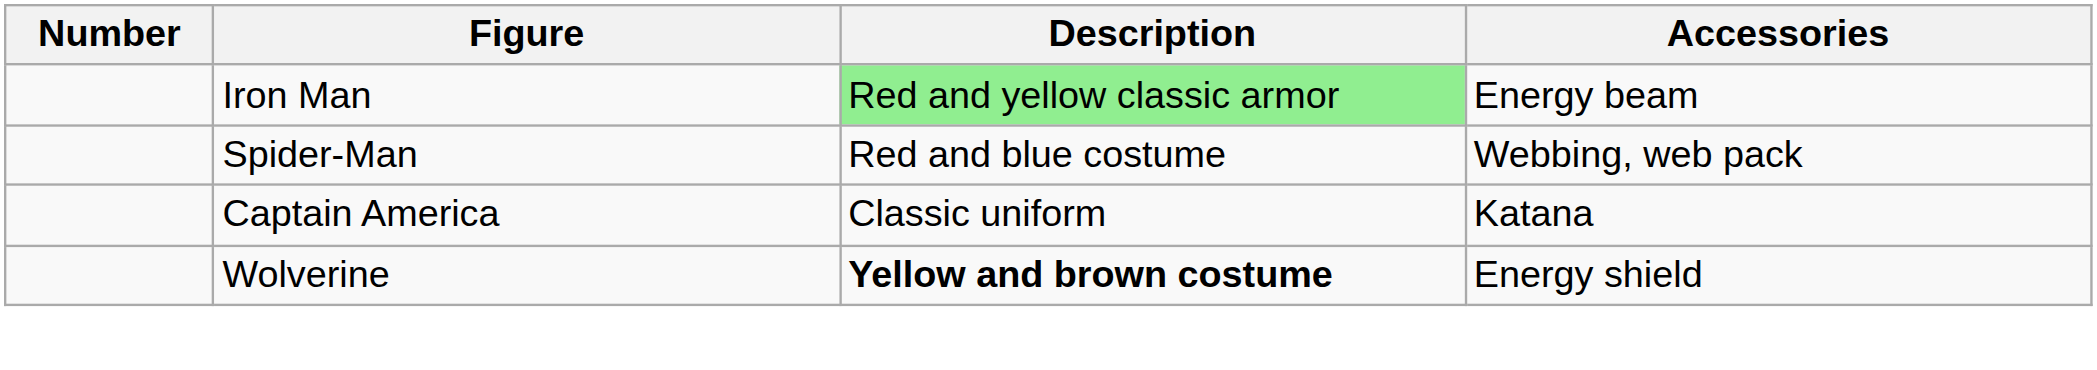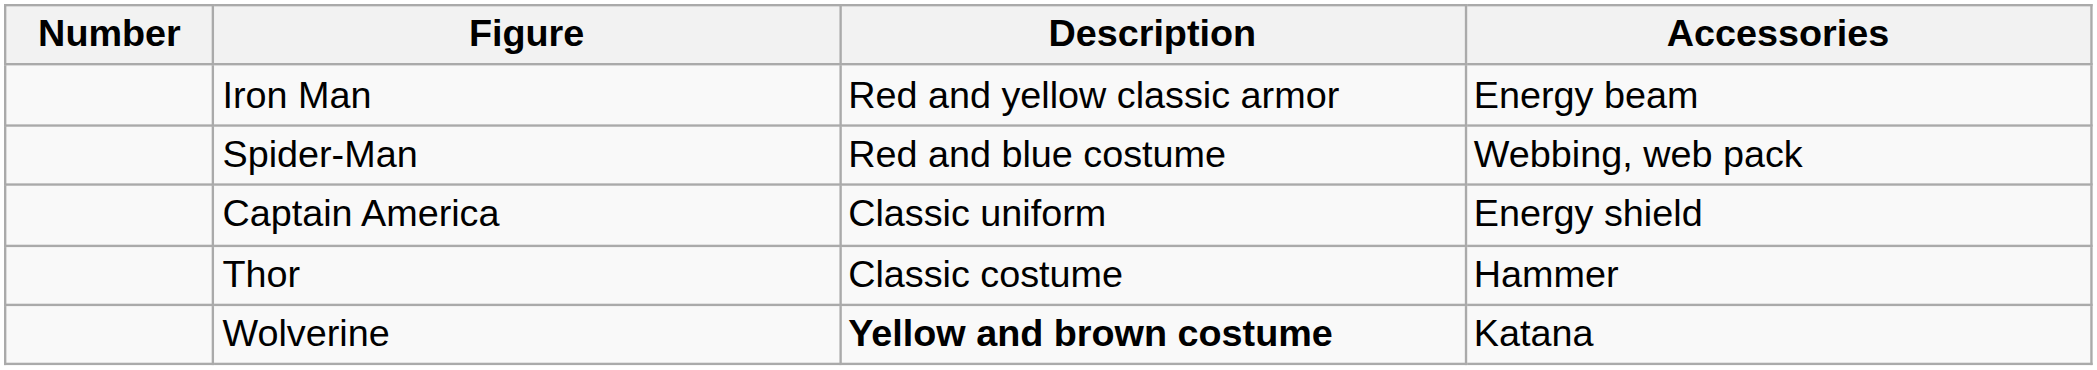(1094, 94) lightgreen background -> (1094, 94) no background
(1534, 214) Katana -> (1588, 214) Energy shield
+ row: (261, 273)
(1588, 273) Energy shield -> (1534, 333) Katana
